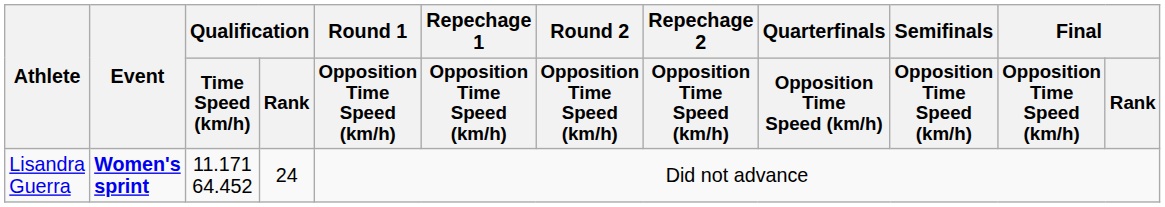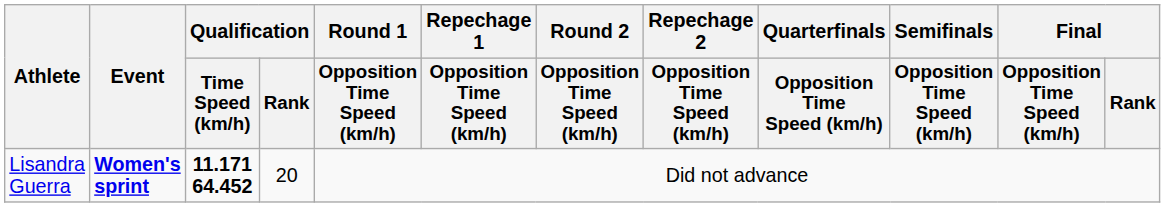(222, 176) normal -> (222, 176) bold
(287, 176) 24 -> (287, 176) 20
